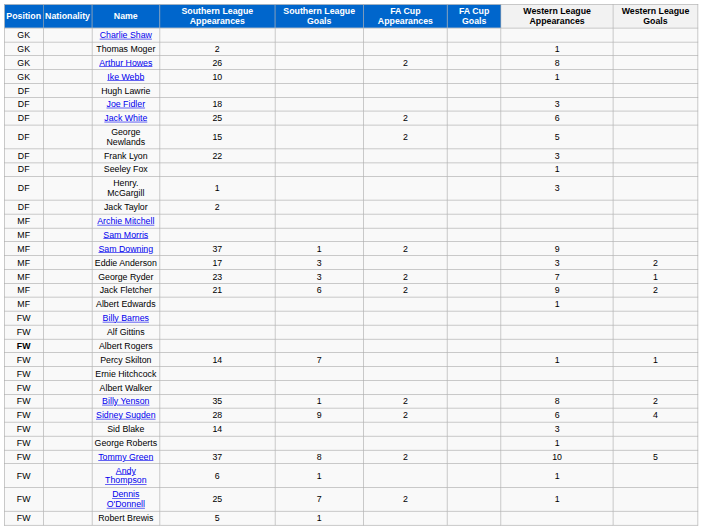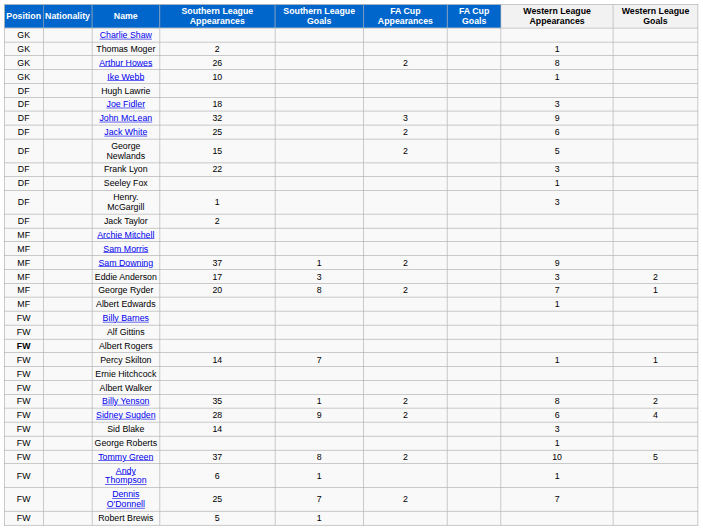+ row: (126, 119)
(217, 277) 23 -> (217, 291) 20
(319, 277) 3 -> (319, 291) 8
- row: (126, 291)
(557, 500) 1 -> (557, 500) 7
